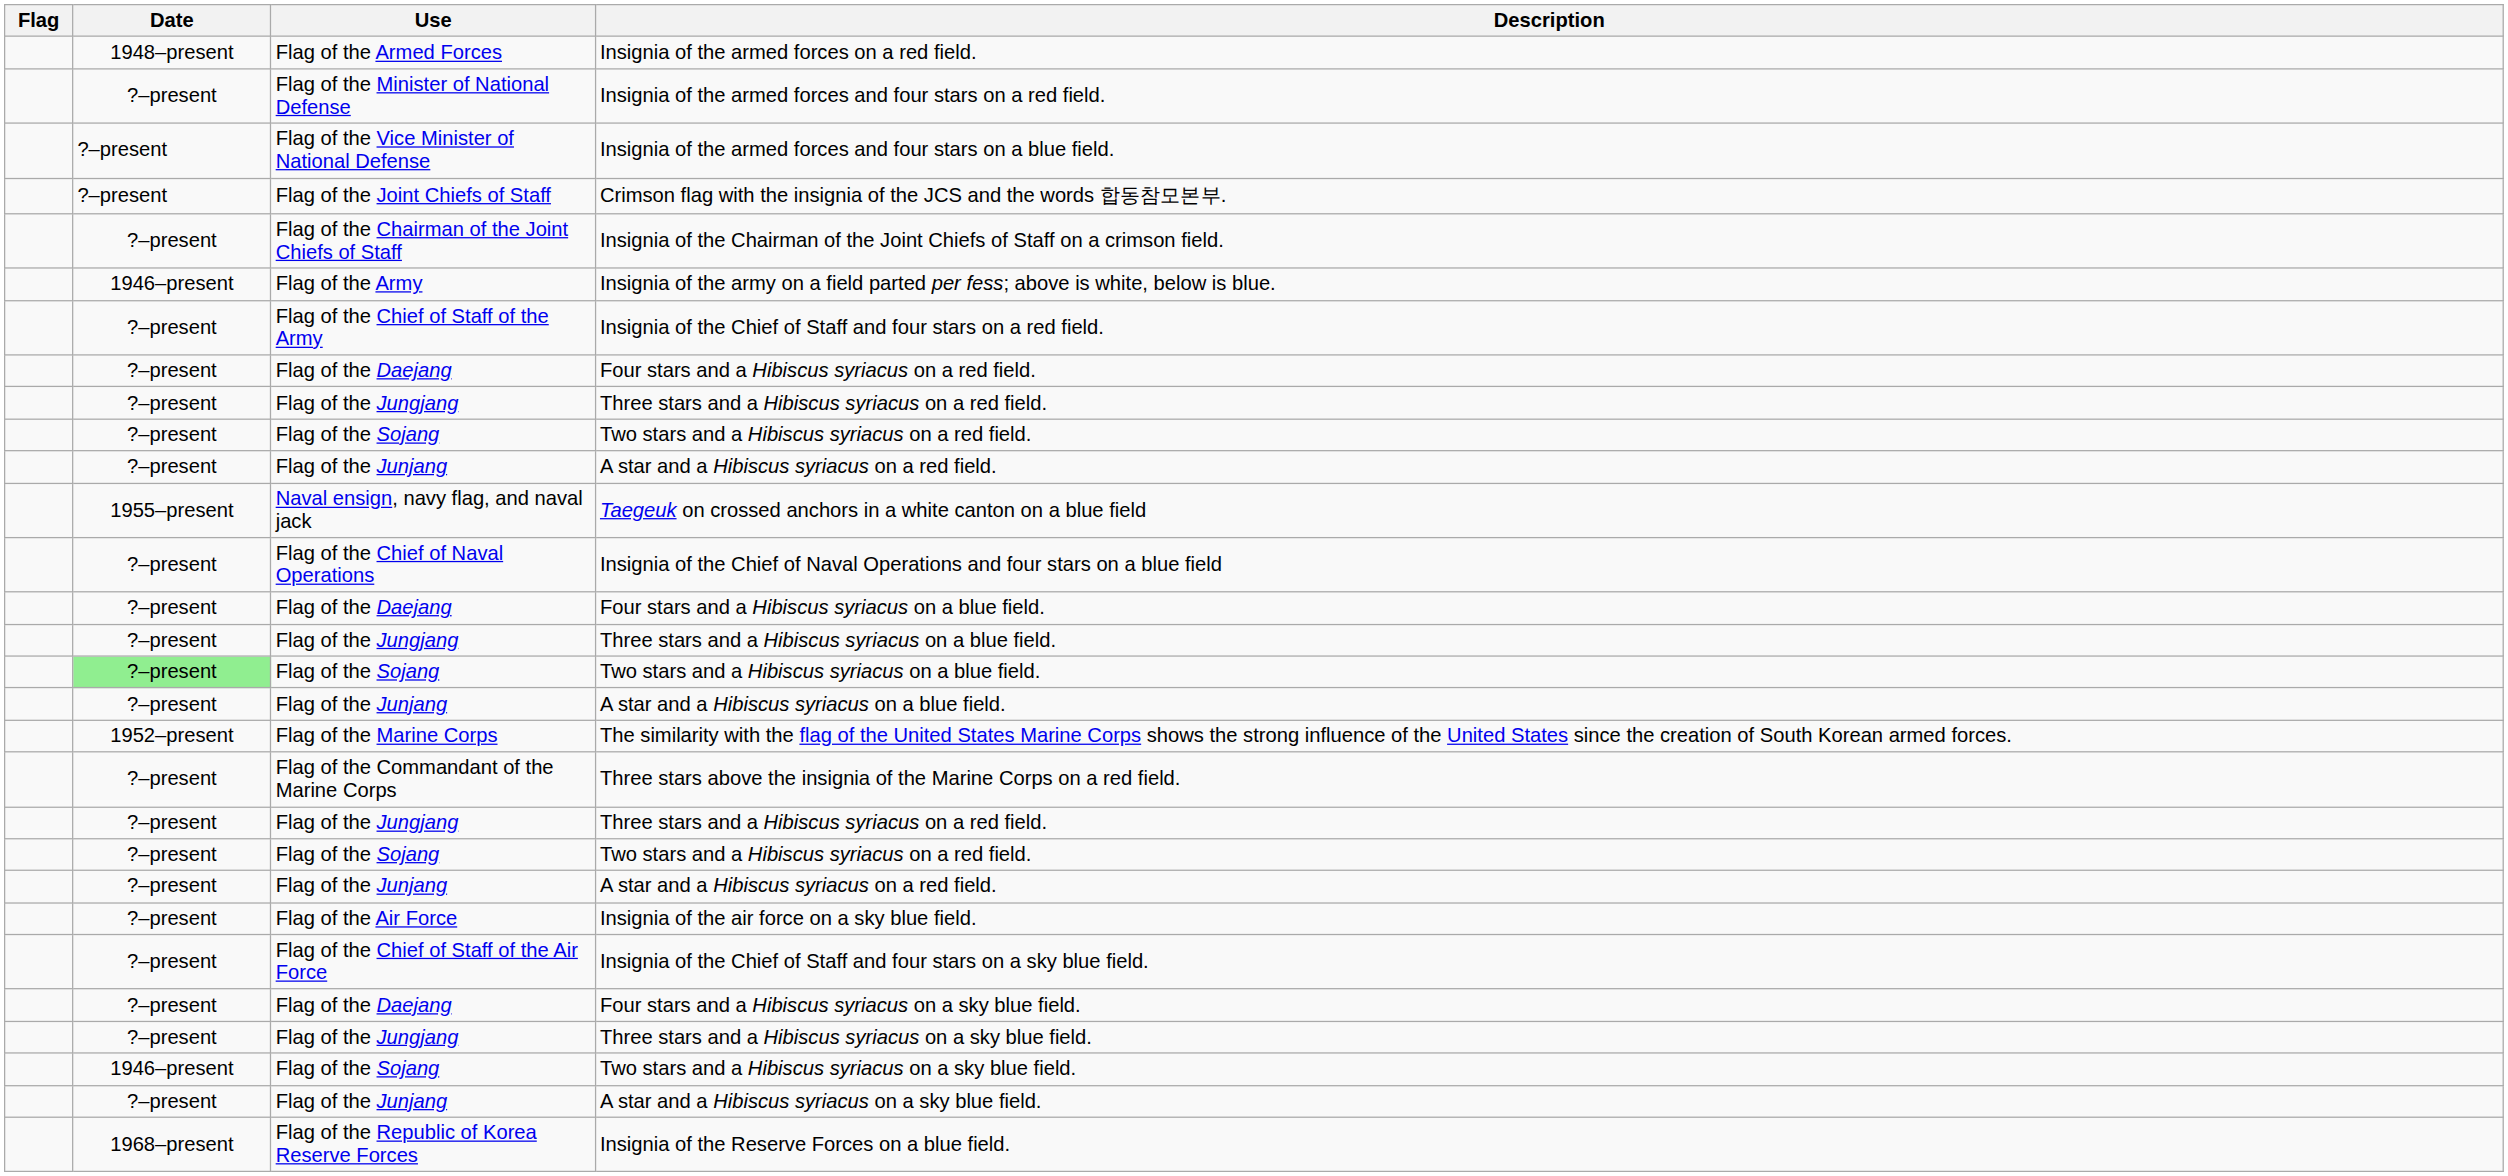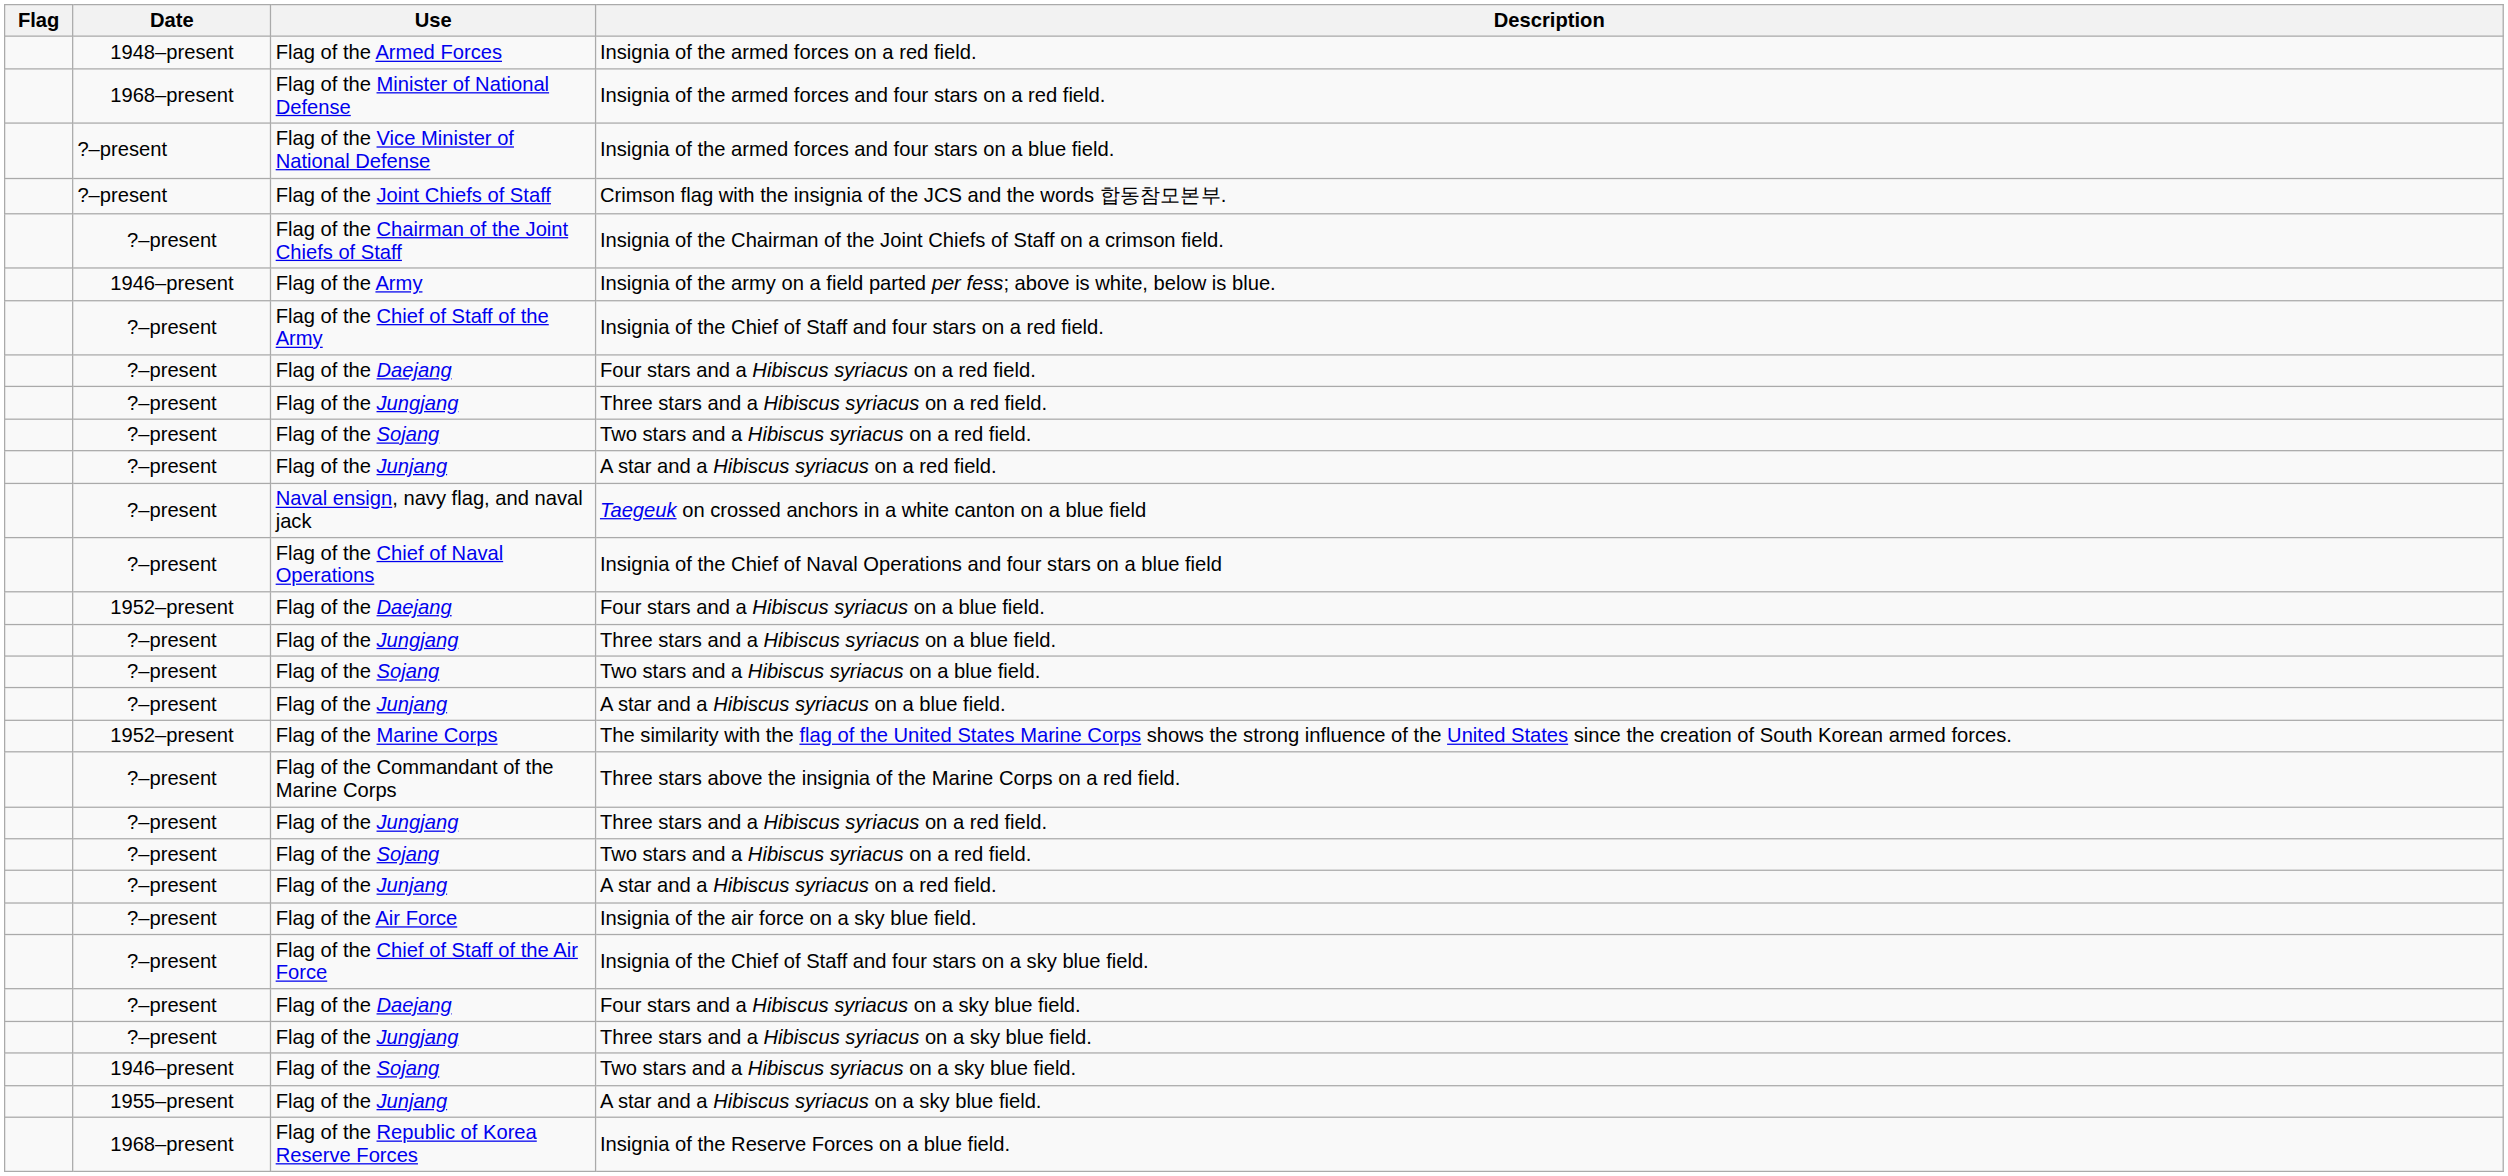(172, 95) ?–present -> (172, 95) 1968–present
(172, 509) 1955–present -> (172, 509) ?–present
(172, 607) ?–present -> (172, 607) 1952–present
(172, 671) lightgreen background -> (172, 671) no background
(172, 1100) ?–present -> (172, 1100) 1955–present
